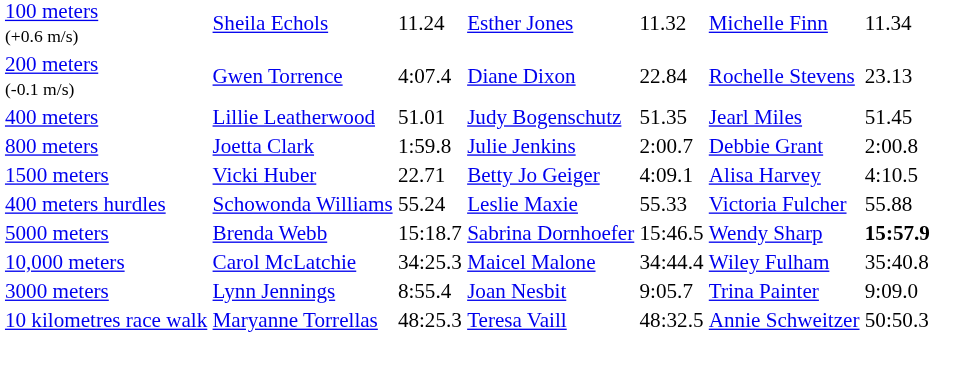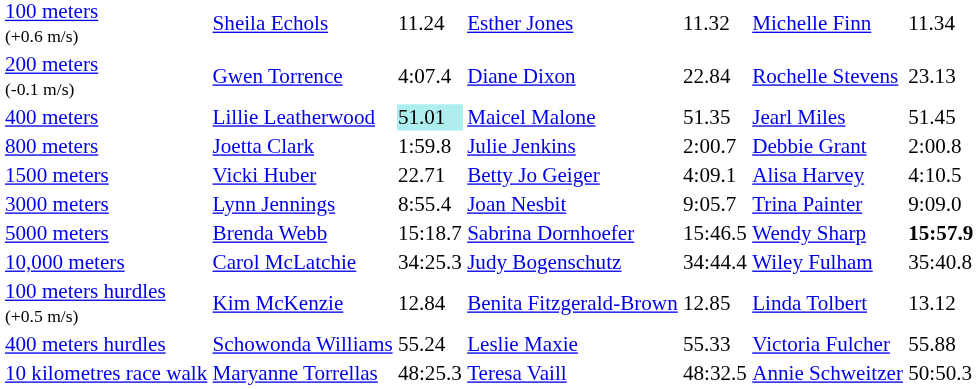(422, 117) no background -> (422, 117) paleturquoise background
(544, 117) Judy Bogenschutz -> (531, 117) Maicel Malone
rows swapped: (57, 291) <-> (85, 204)
(531, 262) Maicel Malone -> (544, 262) Judy Bogenschutz
+ row: (85, 303)
